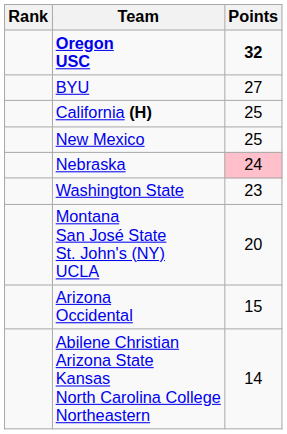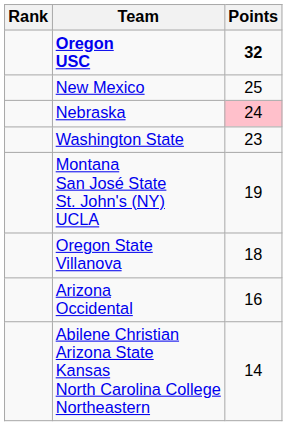- row: (72, 87)
- row: (104, 113)
(253, 244) 20 -> (253, 192) 19
+ row: (104, 255)
(253, 307) 15 -> (253, 299) 16
